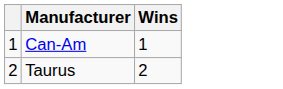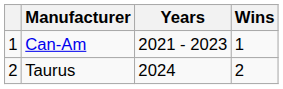+ column: (183, 17)
